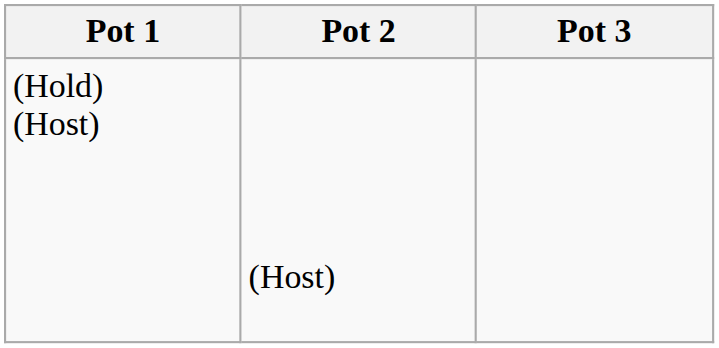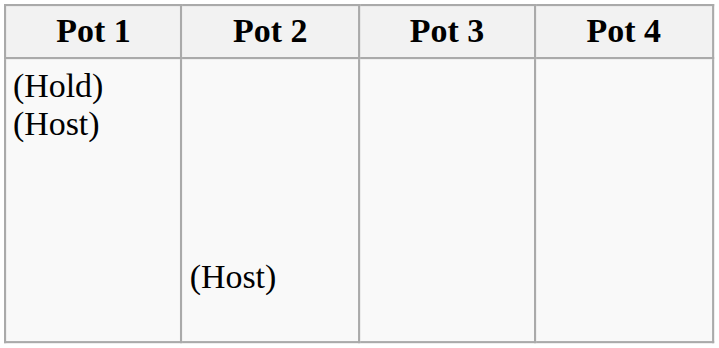+ column: (624, 31)
